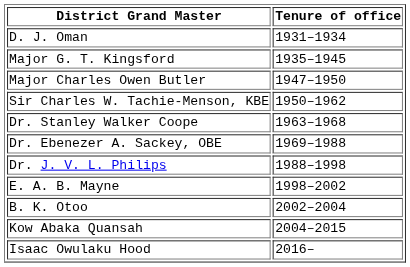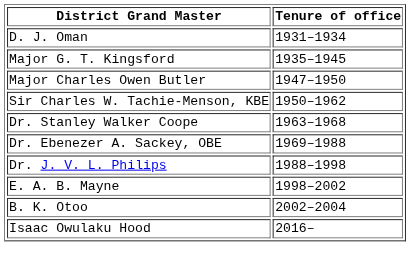- row: (76, 229)
